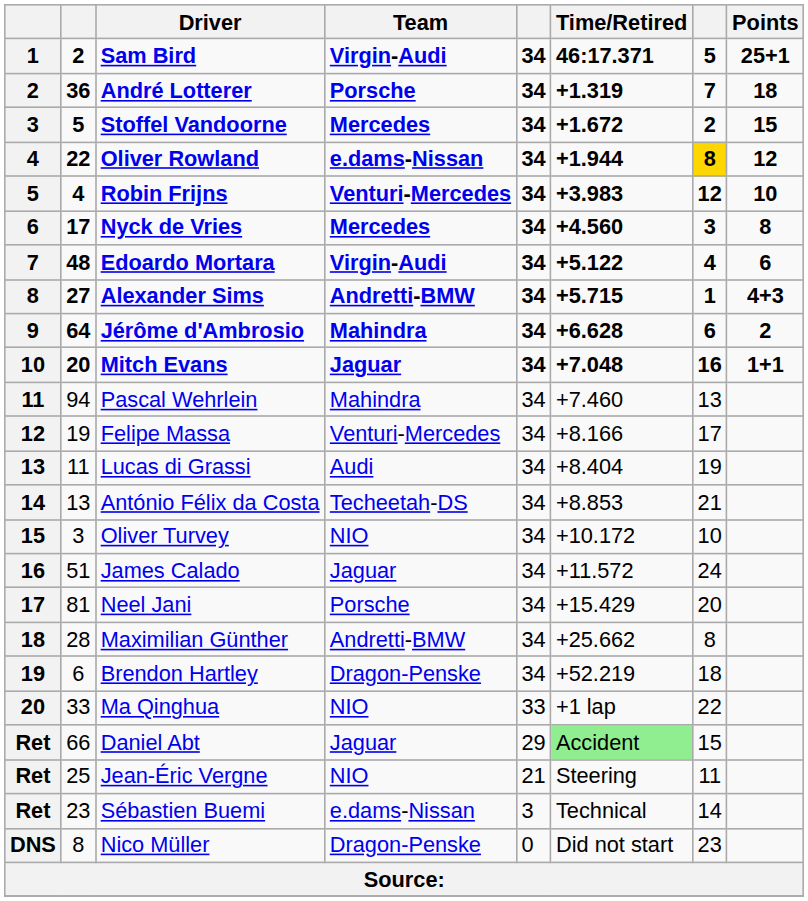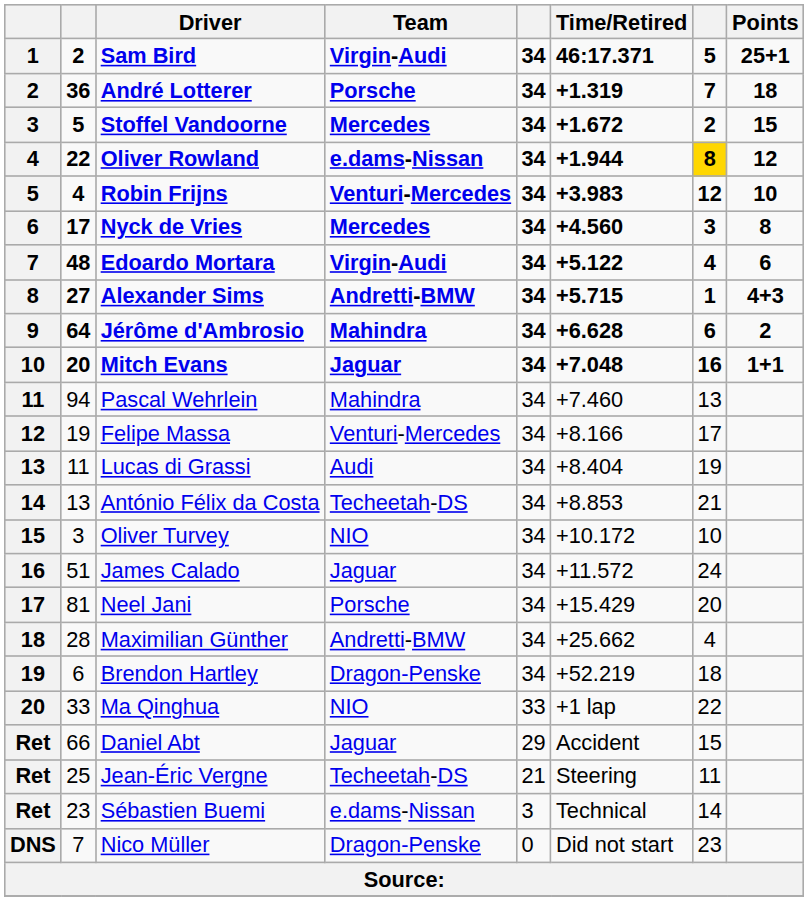(710, 639) 8 -> (710, 639) 4
(598, 742) lightgreen background -> (598, 742) no background
(349, 776) NIO -> (399, 776) Techeetah-DS
(78, 845) 8 -> (78, 845) 7
